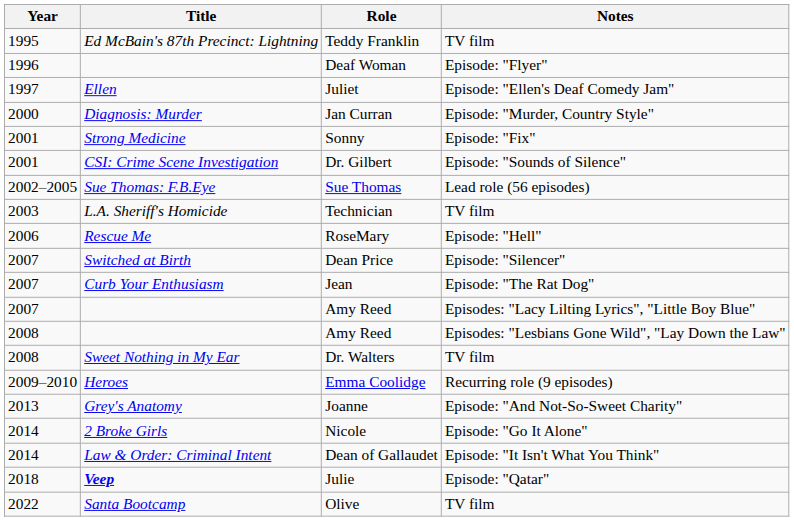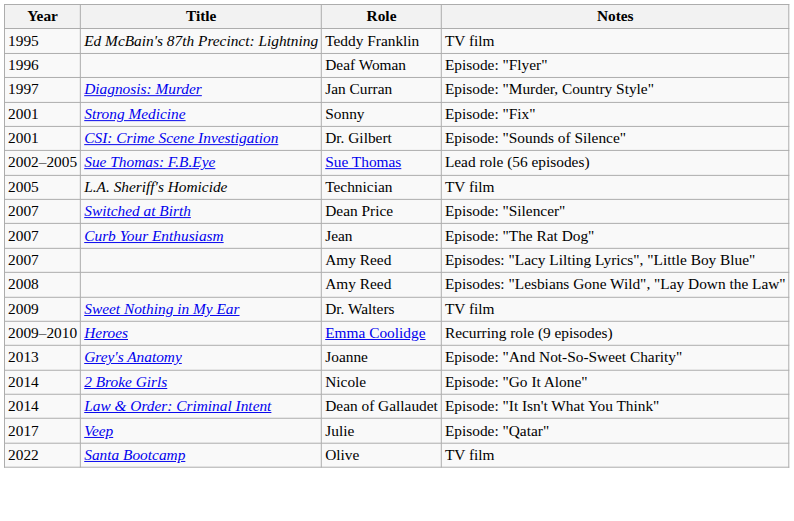- row: (342, 89)
(23, 114) 2000 -> (23, 89) 1997
(23, 211) 2003 -> (23, 187) 2005
- row: (357, 235)
(23, 357) 2008 -> (23, 308) 2009
(23, 479) 2018 -> (23, 430) 2017
(99, 479) bold -> (99, 430) normal
